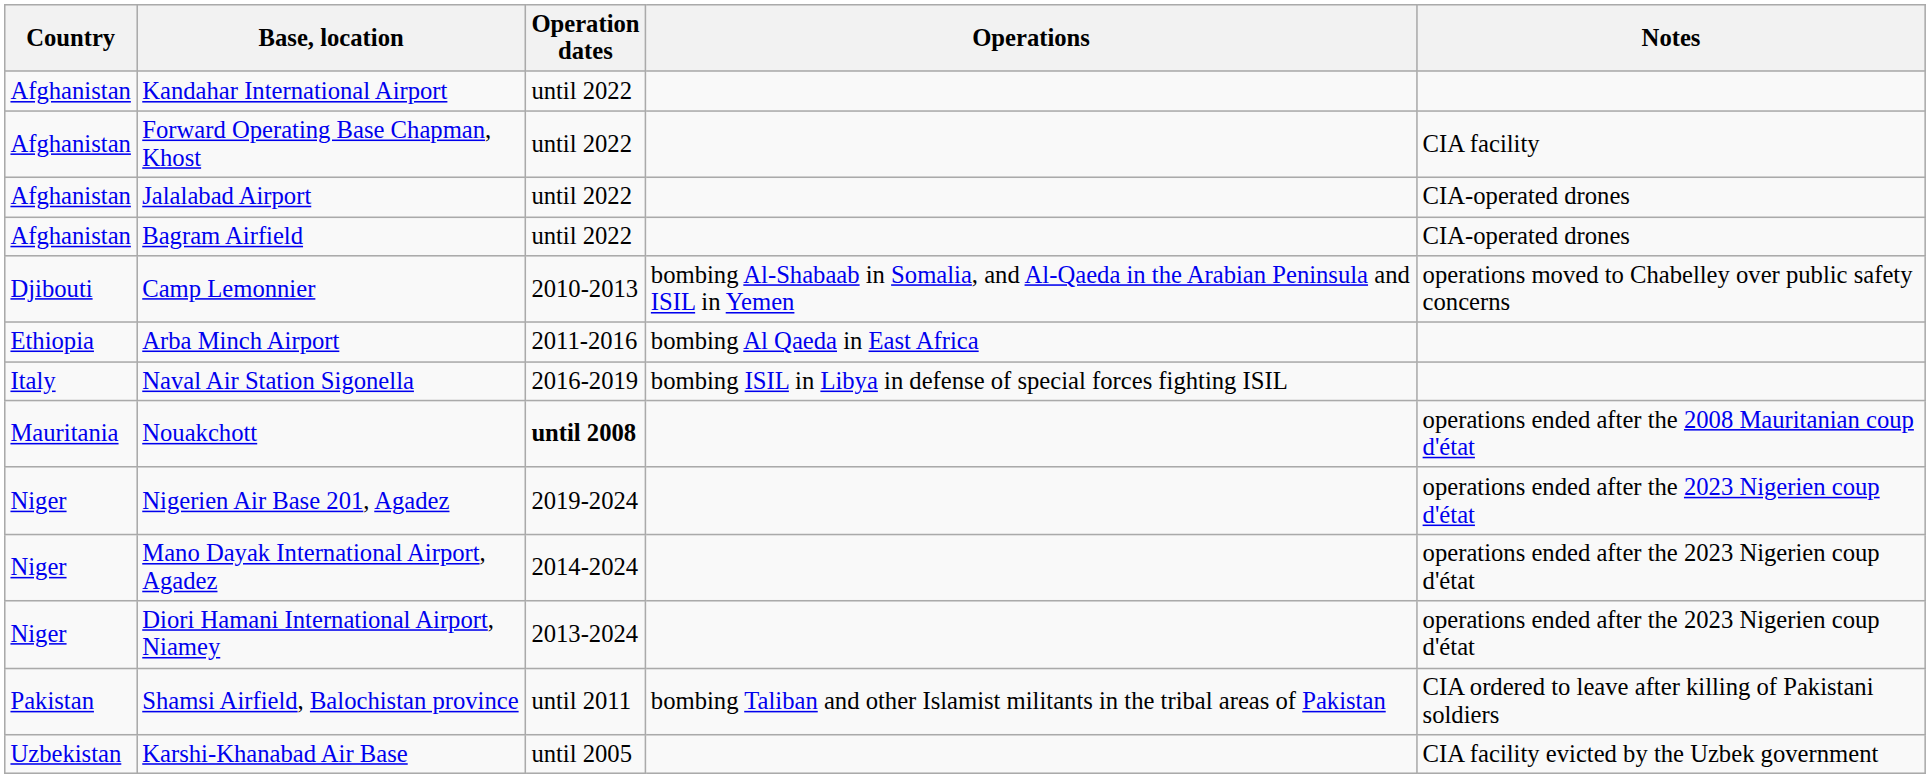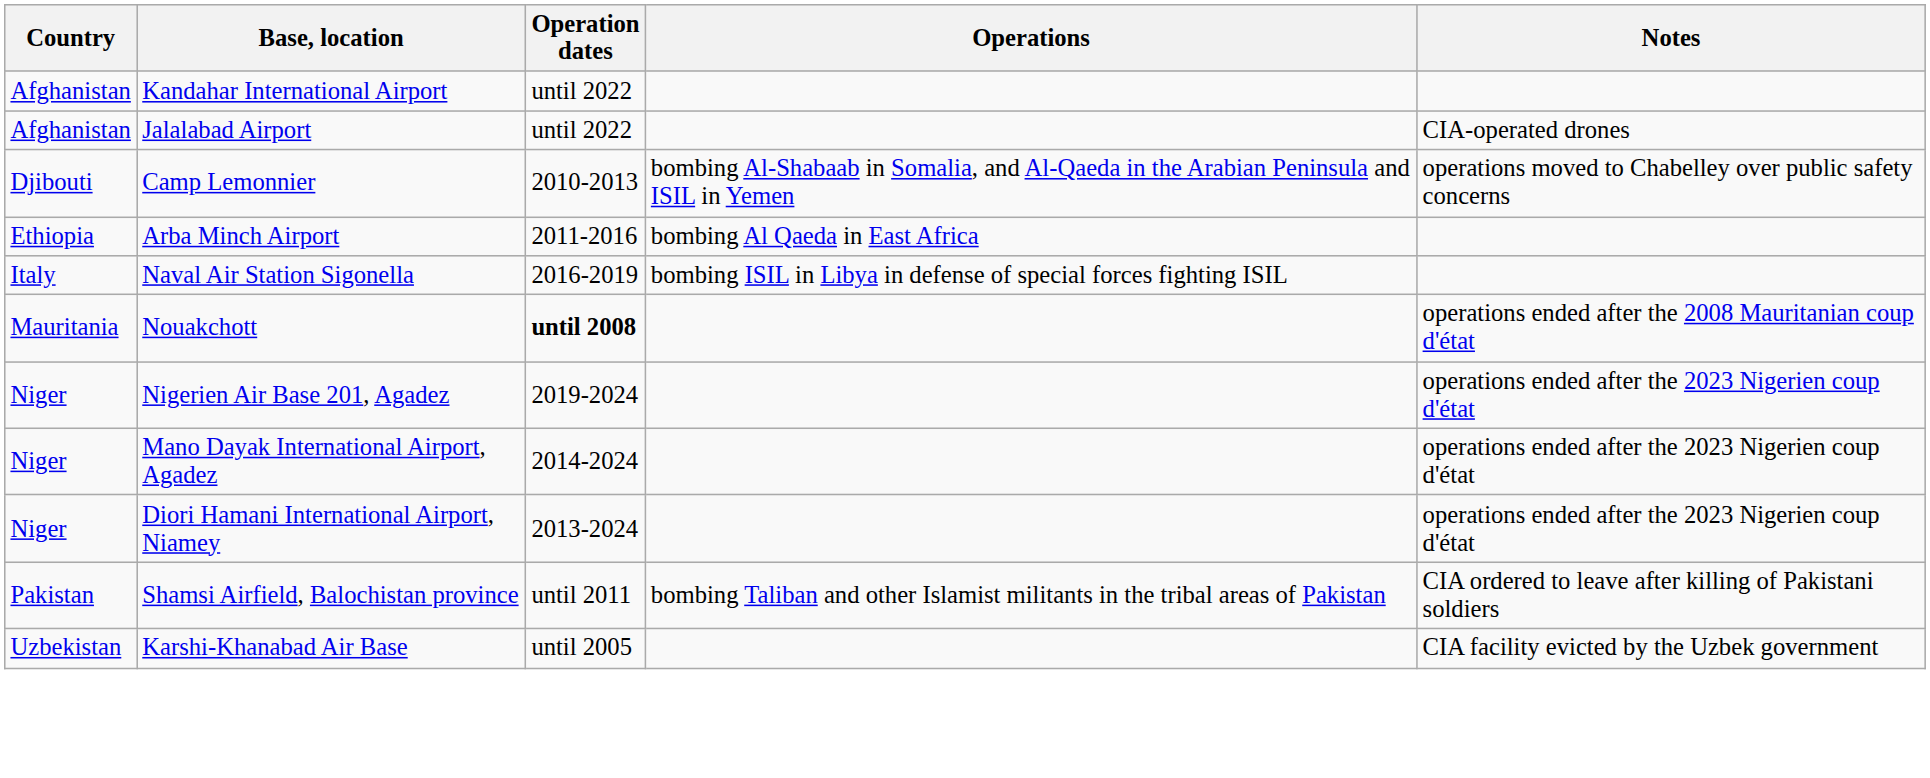- row: (317, 143)
- row: (223, 235)
